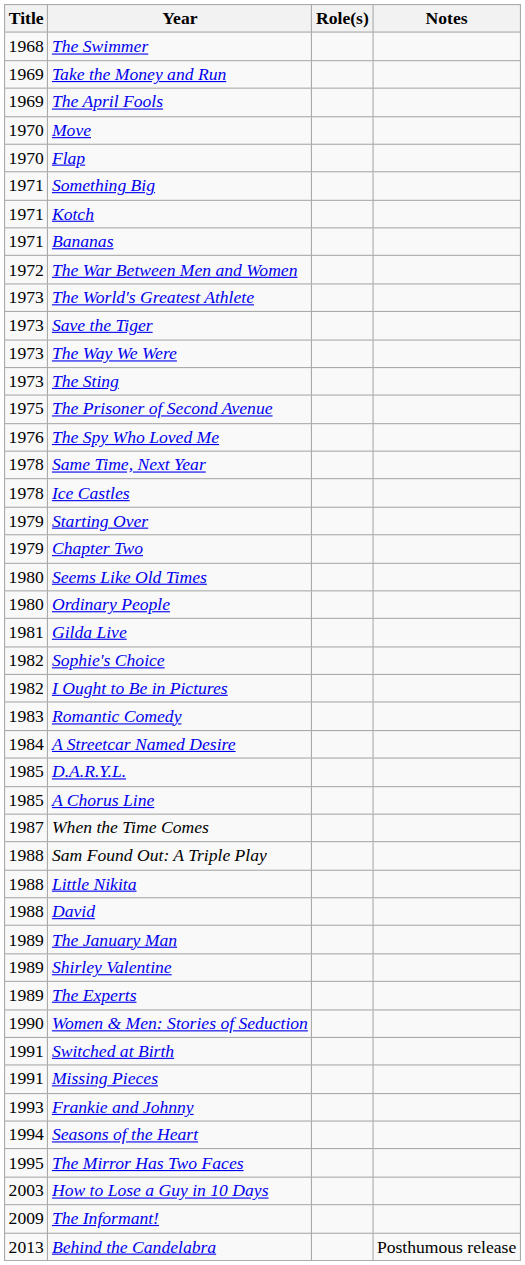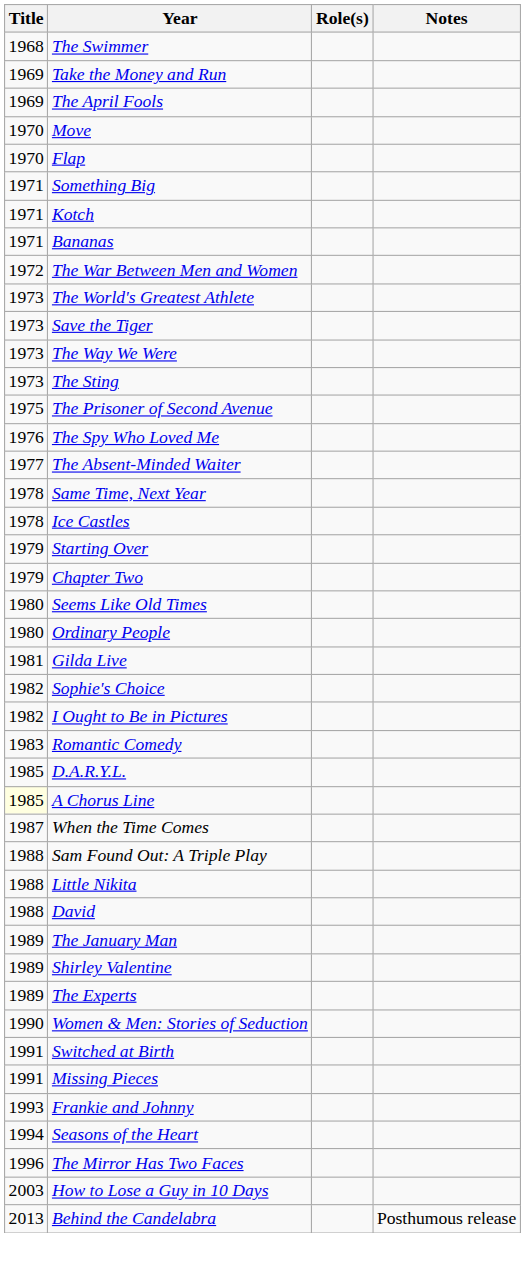+ row: (146, 465)
- row: (144, 744)
(26, 800) no background -> (26, 800) lightyellow background
(26, 1162) 1995 -> (26, 1162) 1996
- row: (105, 1218)
